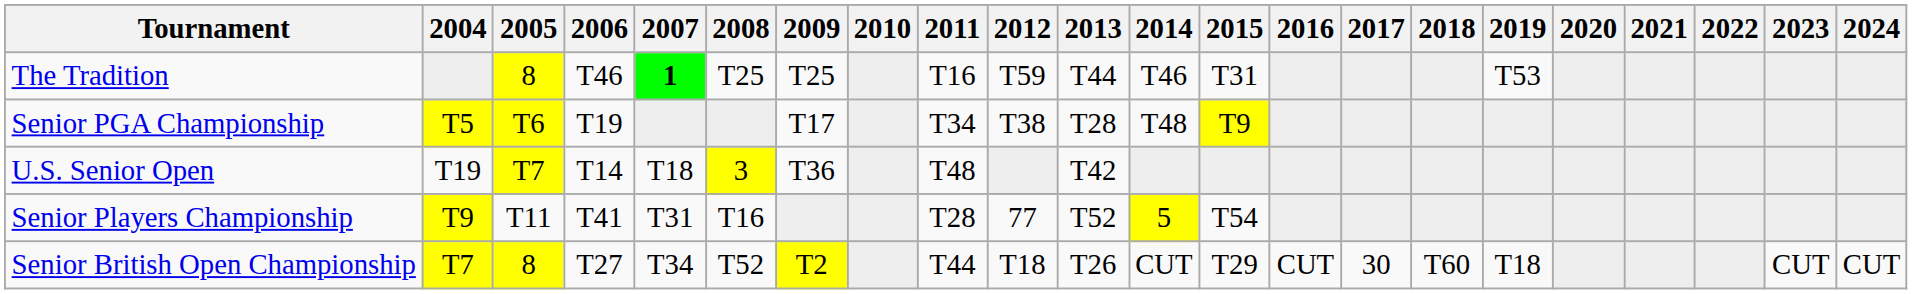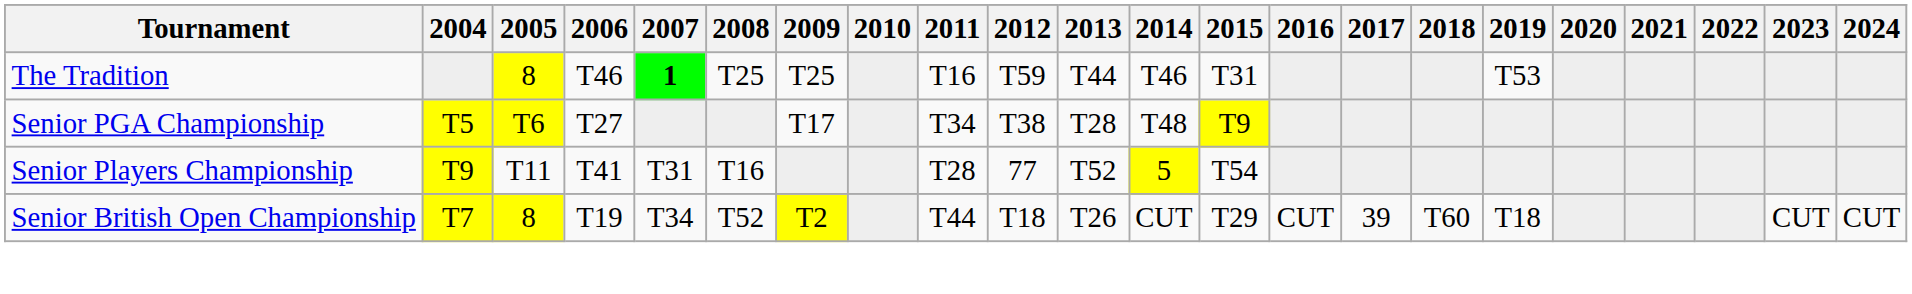(599, 123) T19 -> (599, 123) T27
- row: (113, 170)
(599, 265) T27 -> (599, 217) T19
(1376, 265) 30 -> (1376, 217) 39
